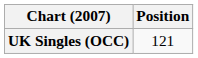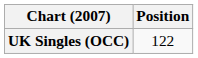(163, 41) 121 -> (163, 41) 122
